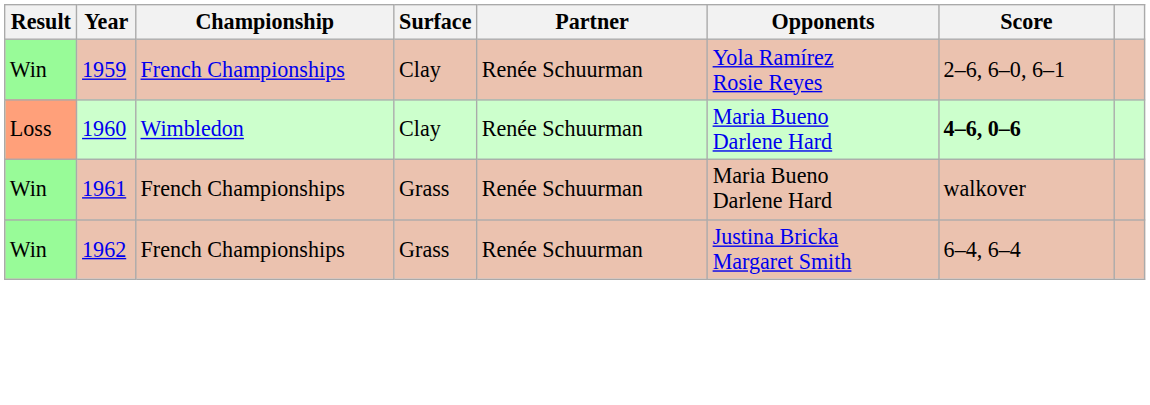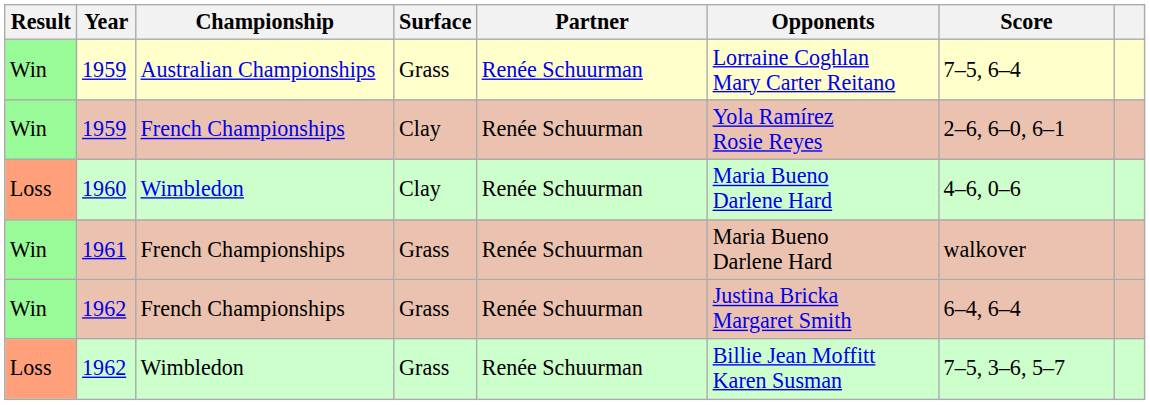+ row: (104, 69)
(982, 129) bold -> (982, 189) normal
+ row: (104, 368)
